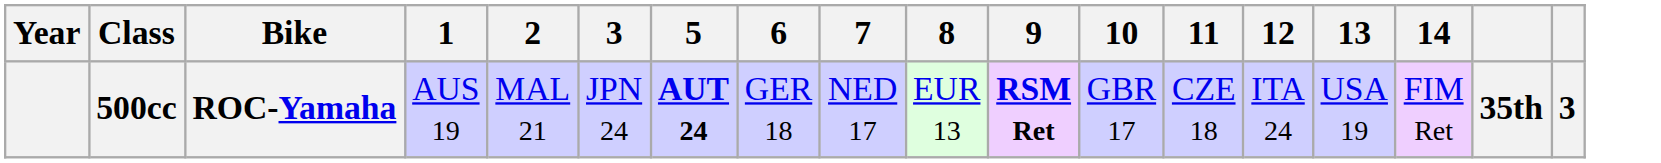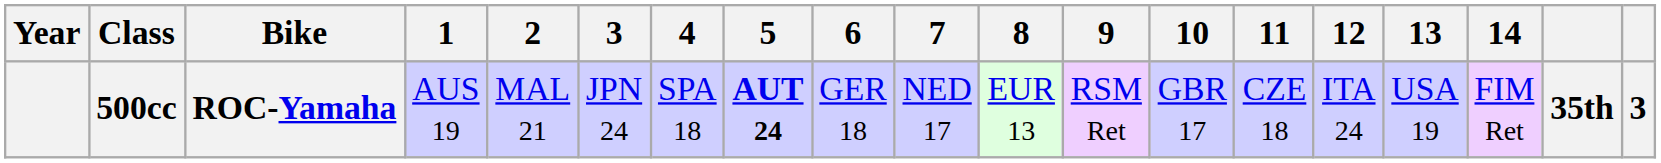+ column: (687, 32)
(1034, 108) bold -> (1106, 108) normal
